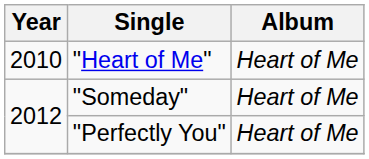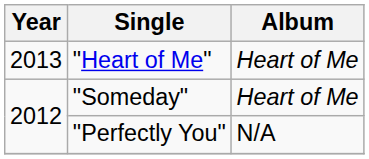(36, 60) 2010 -> (36, 60) 2013
(298, 134) Heart of Me -> (256, 134) N/A
